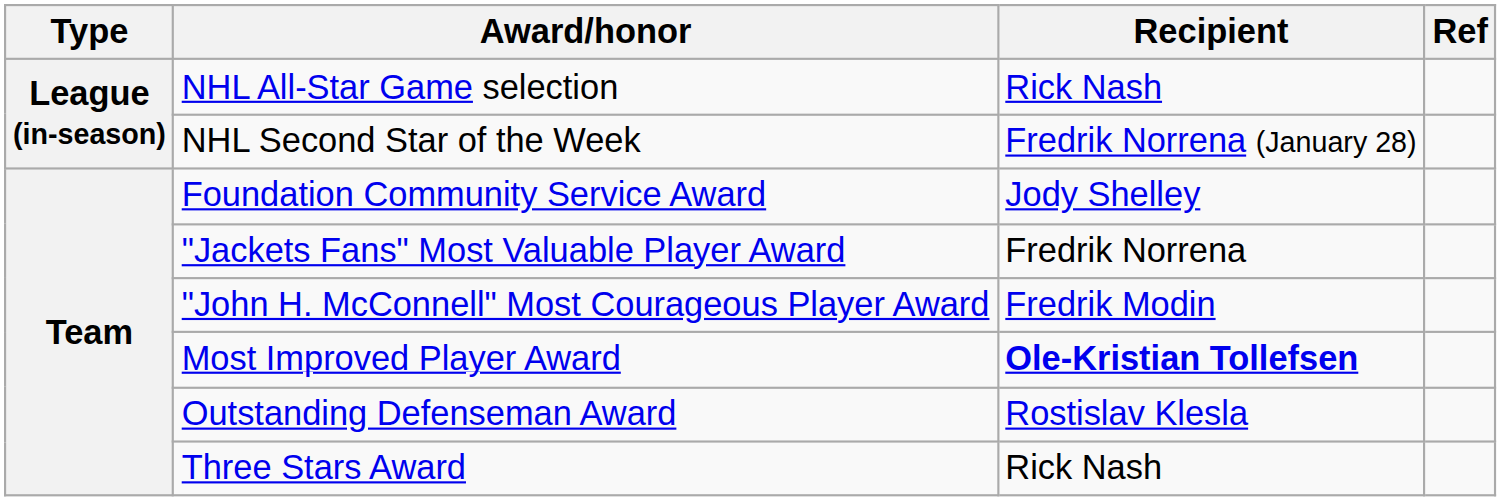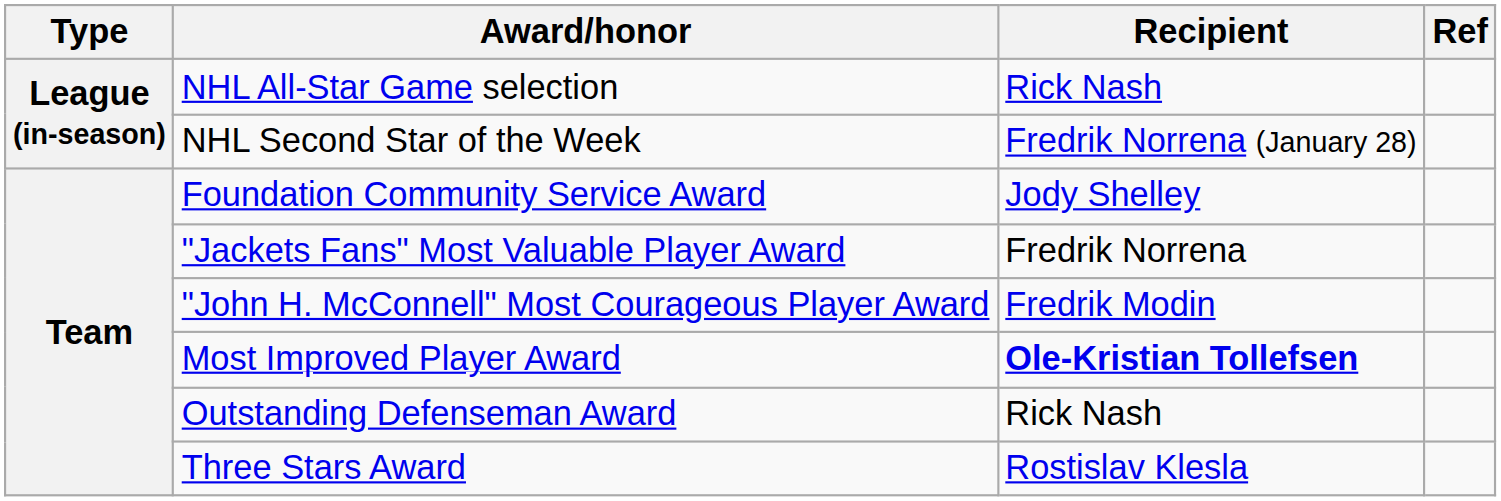(1127, 413) Rostislav Klesla -> (1084, 413) Rick Nash
(1084, 468) Rick Nash -> (1127, 468) Rostislav Klesla
